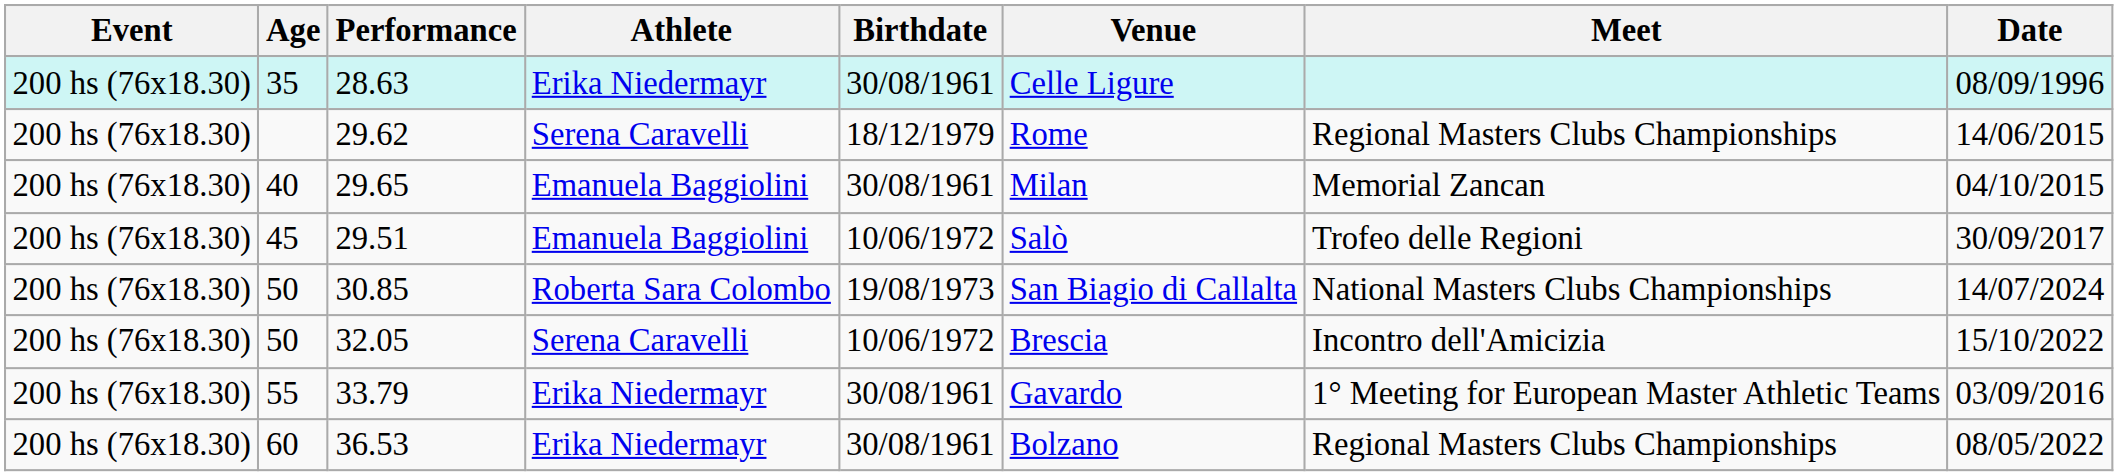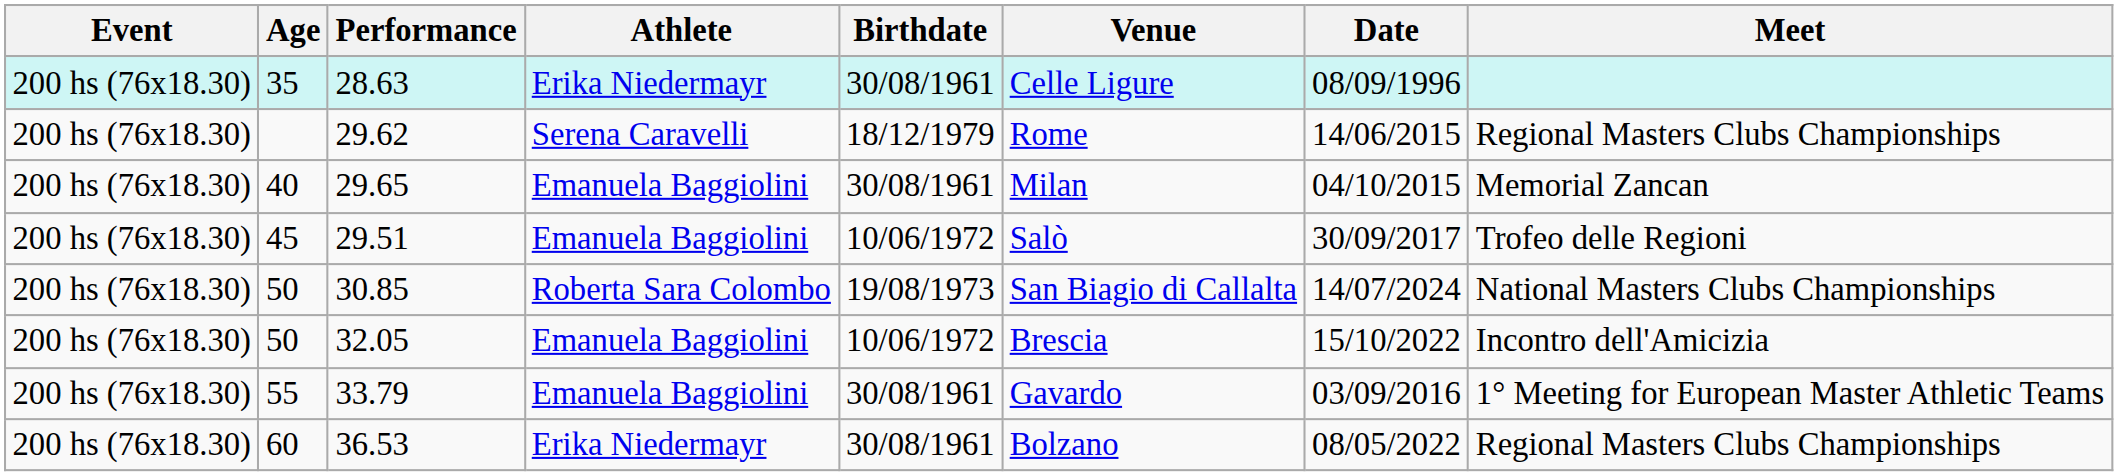columns swapped: (2030, 30) <-> (1626, 30)
(640, 340) Serena Caravelli -> (670, 340) Emanuela Baggiolini
(649, 392) Erika Niedermayr -> (670, 392) Emanuela Baggiolini
